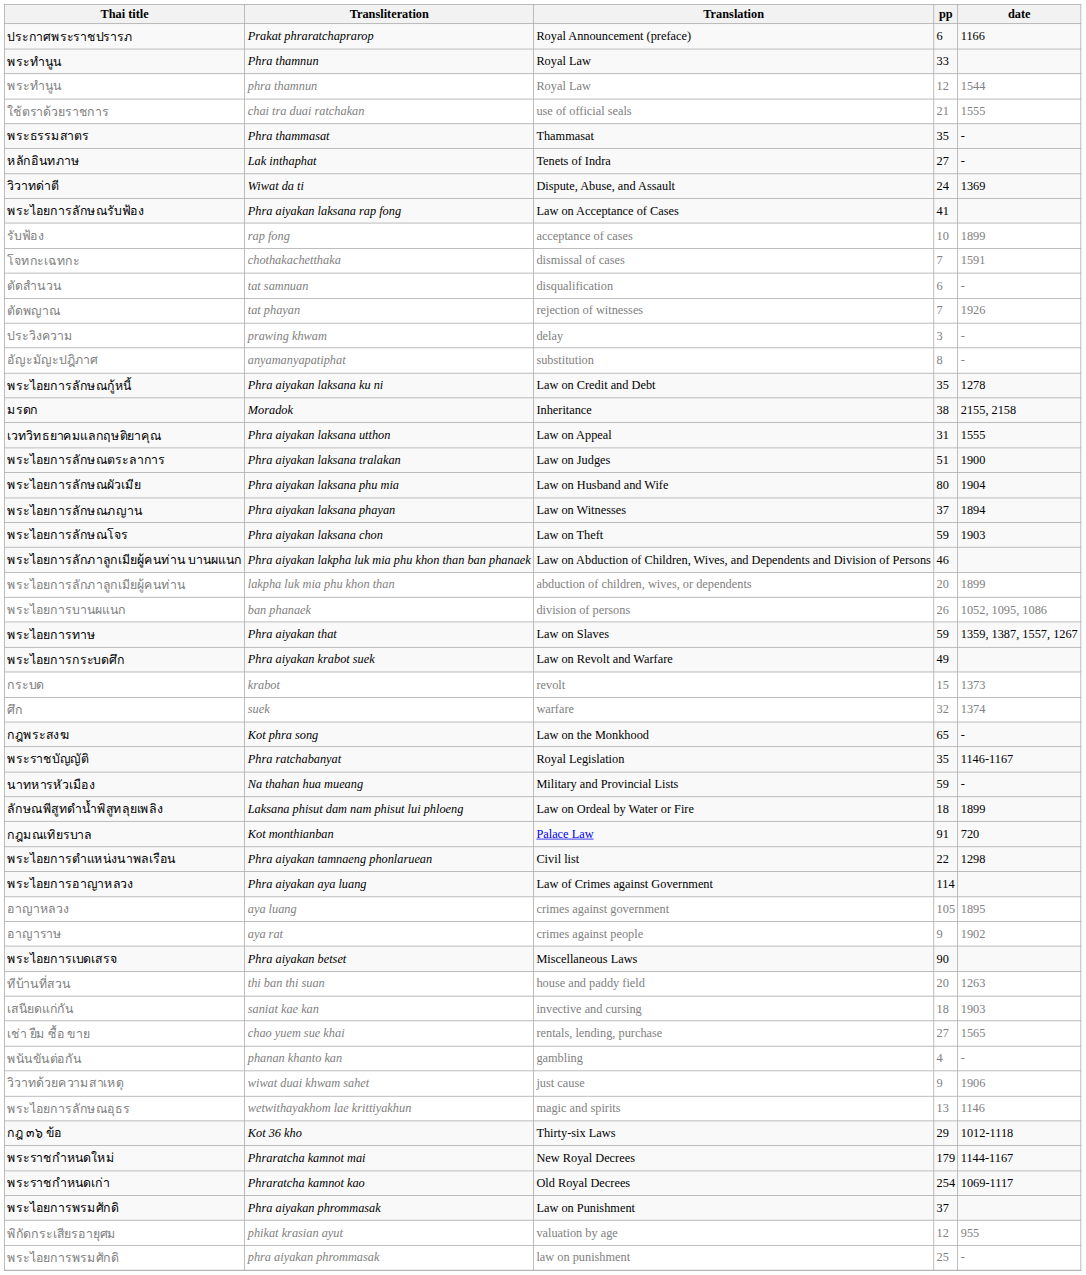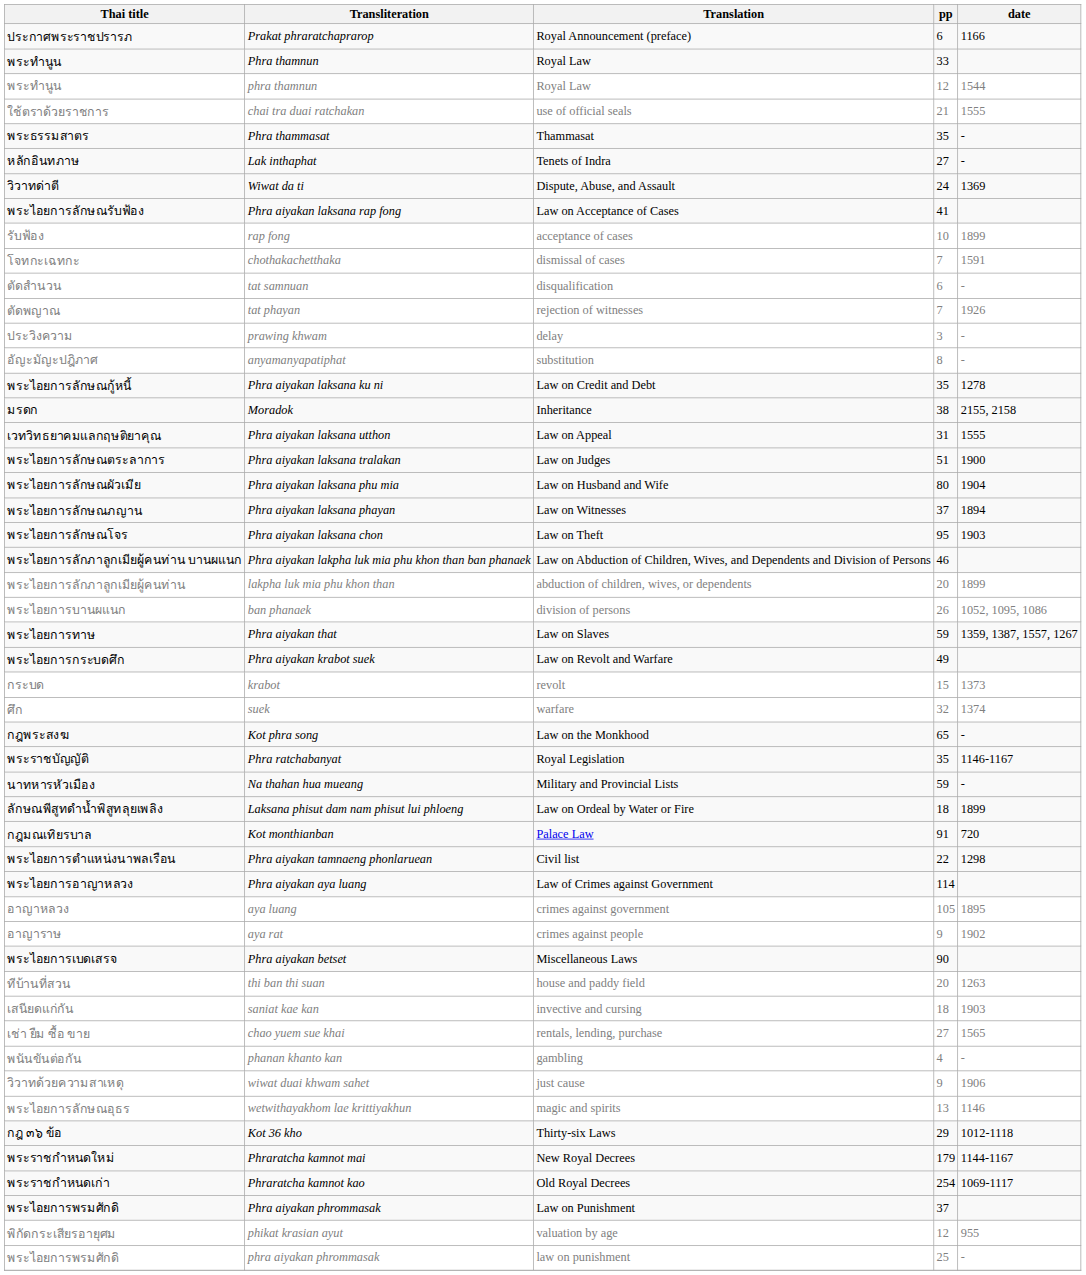(943, 535) 59 -> (943, 535) 95
